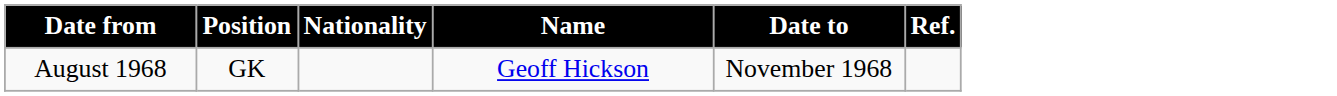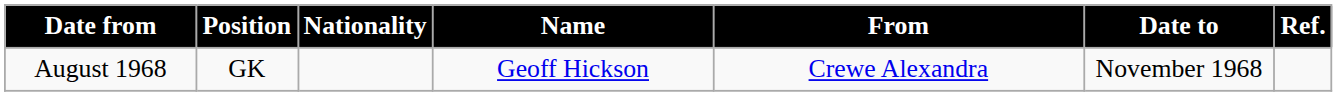+ column: (898, 26)
